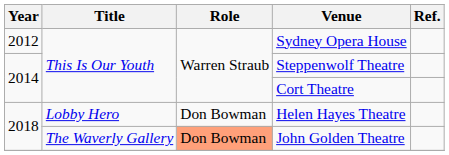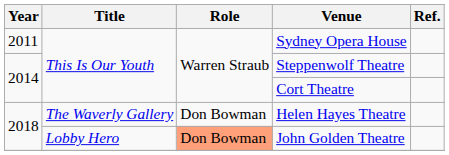(23, 41) 2012 -> (23, 41) 2011
(82, 114) Lobby Hero -> (110, 114) The Waverly Gallery
(110, 138) The Waverly Gallery -> (82, 138) Lobby Hero
